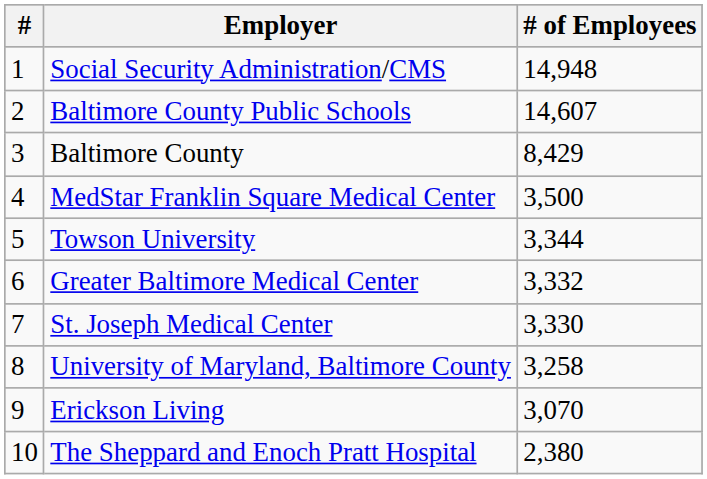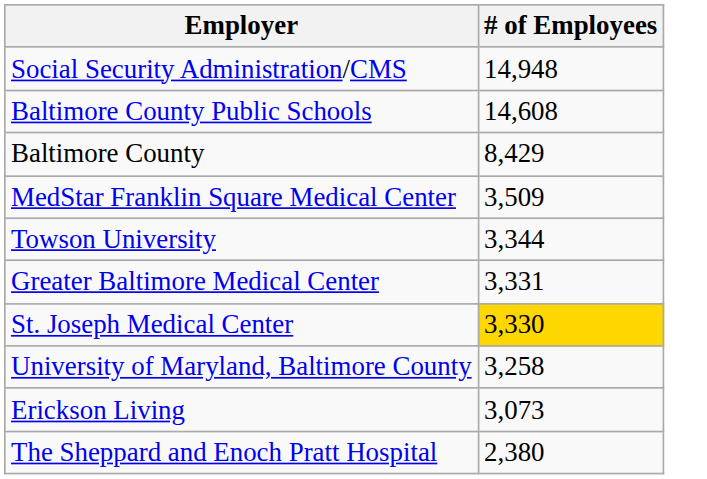- column: (24, 25)
(560, 111) 14,607 -> (521, 111) 14,608
(554, 196) 3,500 -> (514, 196) 3,509
(554, 281) 3,332 -> (514, 281) 3,331
(554, 324) no background -> (514, 324) gold background
(554, 409) 3,070 -> (514, 409) 3,073
